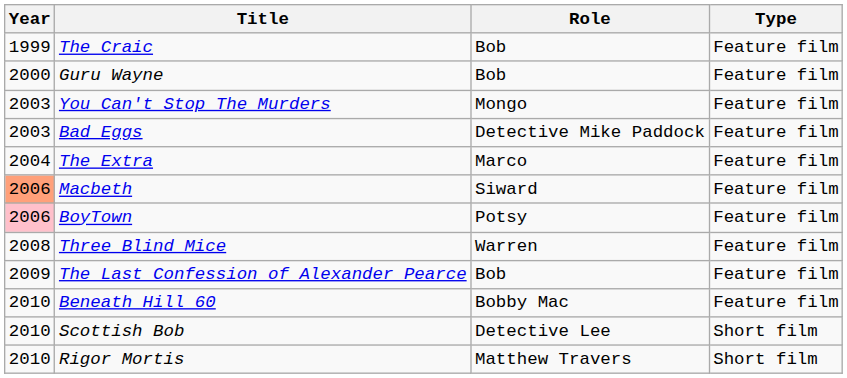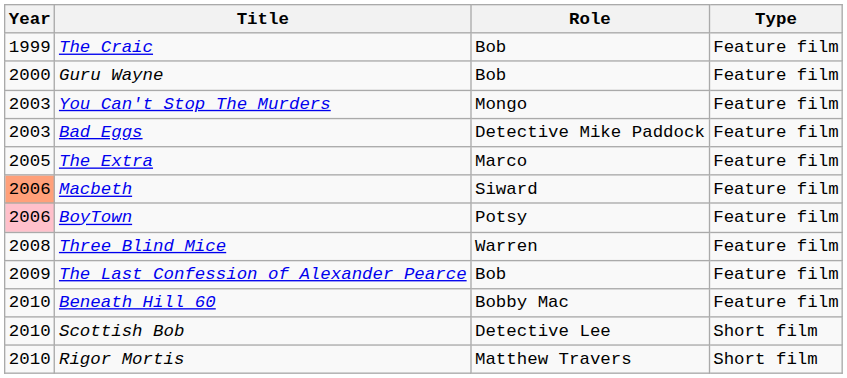(30, 161) 2004 -> (30, 161) 2005
